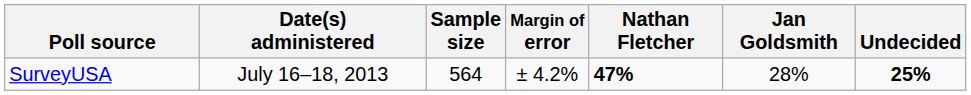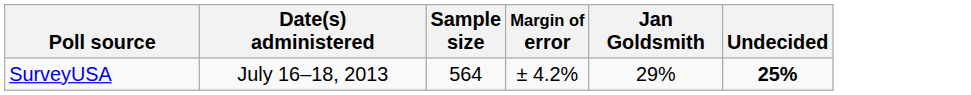- column: (656, 31)
(789, 74) 28% -> (656, 74) 29%
